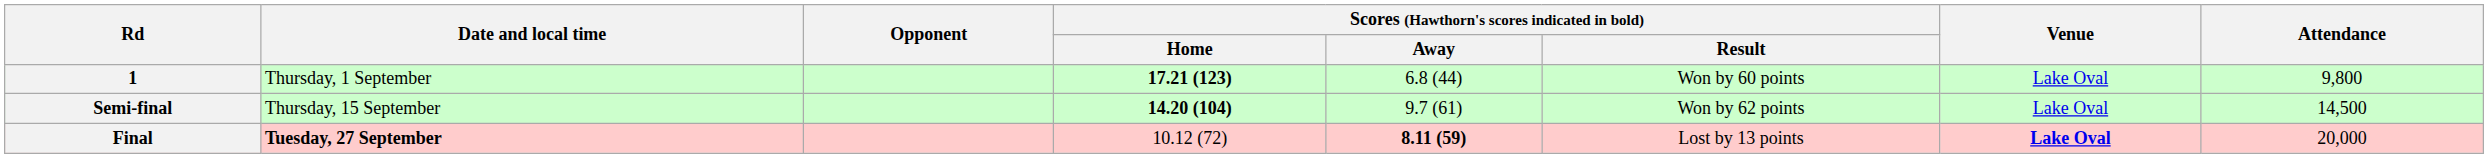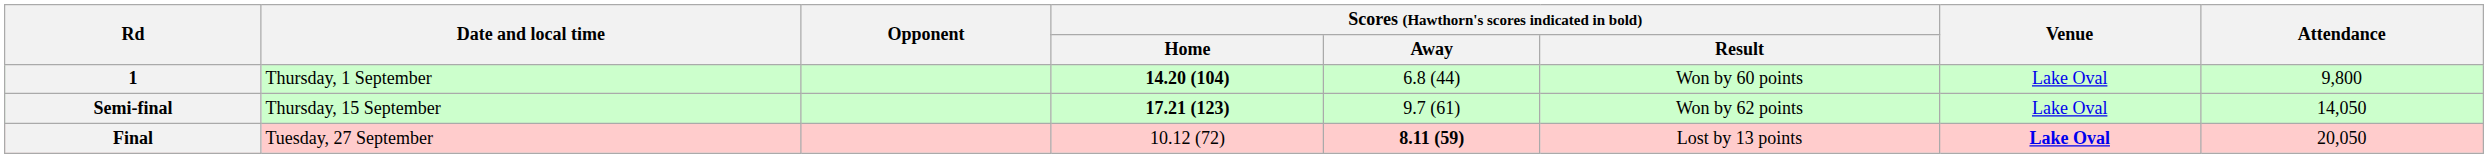(1190, 79) 17.21 (123) -> (1187, 79) 14.20 (104)
(1190, 108) 14.20 (104) -> (1187, 108) 17.21 (123)
(2342, 108) 14,500 -> (2342, 108) 14,050
(353, 138) bold -> (349, 138) normal
(2342, 138) 20,000 -> (2342, 138) 20,050
